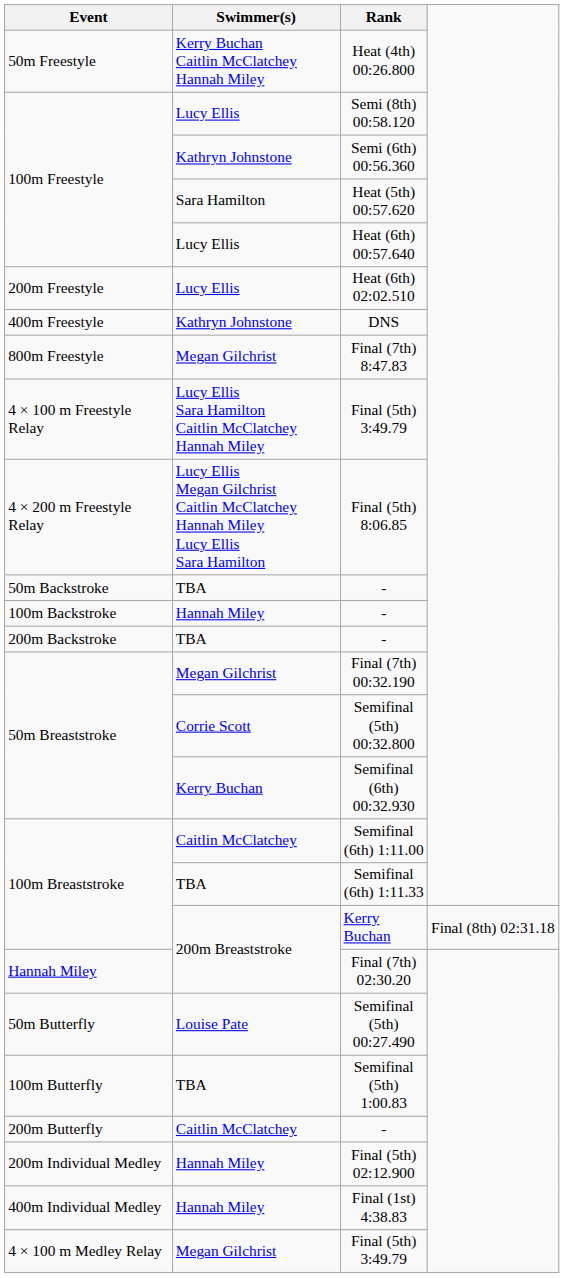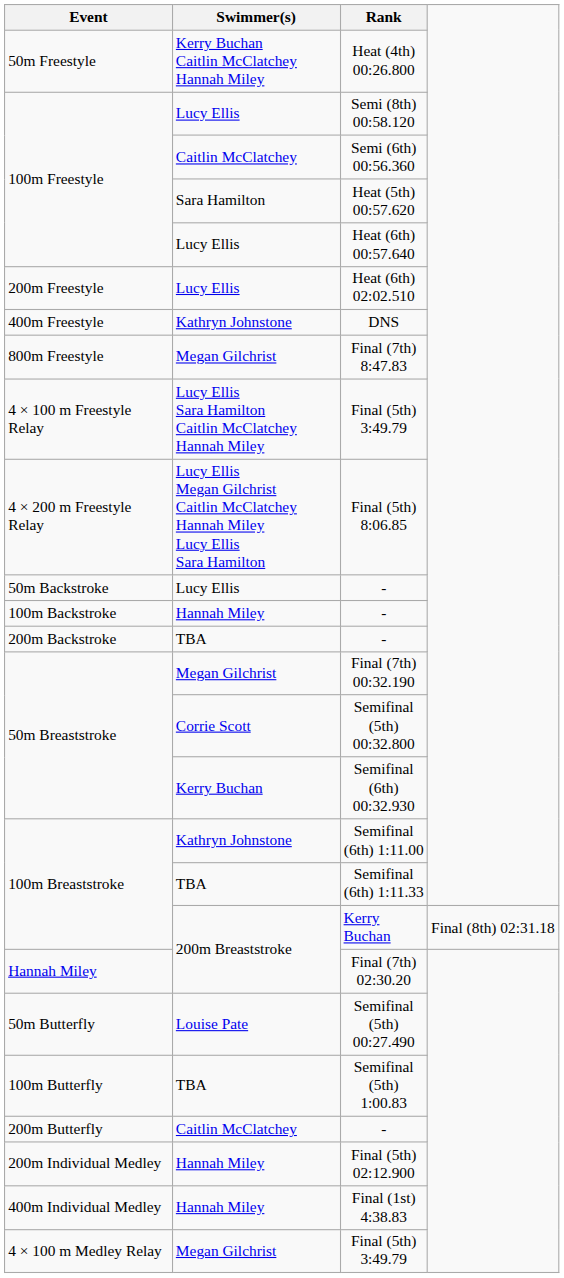(234, 157) Kathryn Johnstone -> (236, 157) Caitlin McClatchey
(191, 588) TBA -> (208, 588) Lucy Ellis
(236, 840) Caitlin McClatchey -> (234, 840) Kathryn Johnstone
